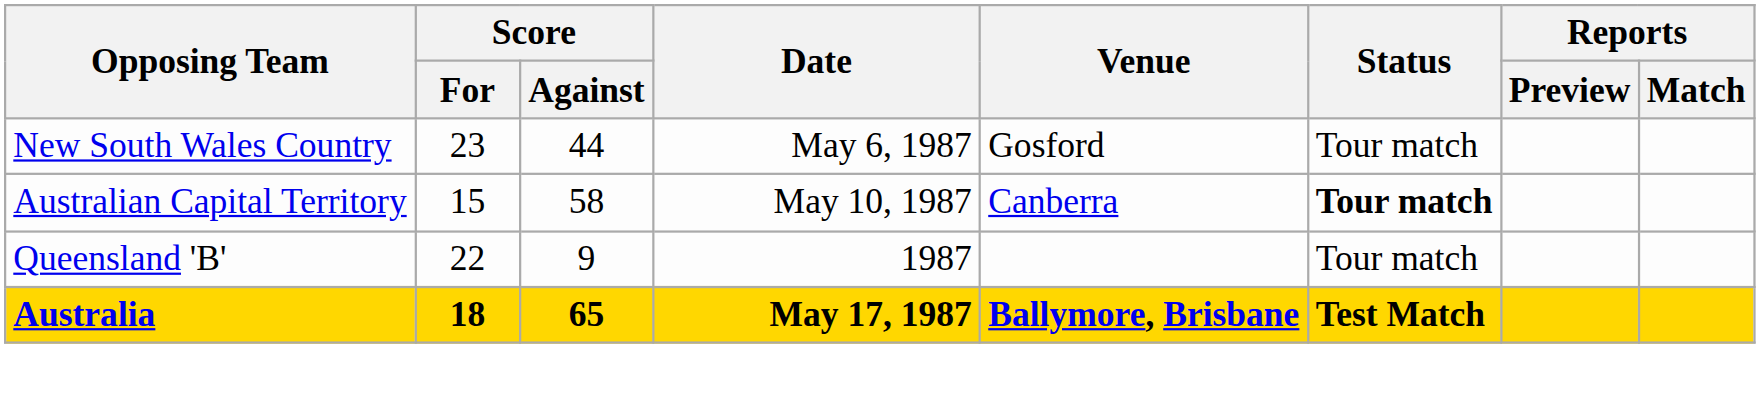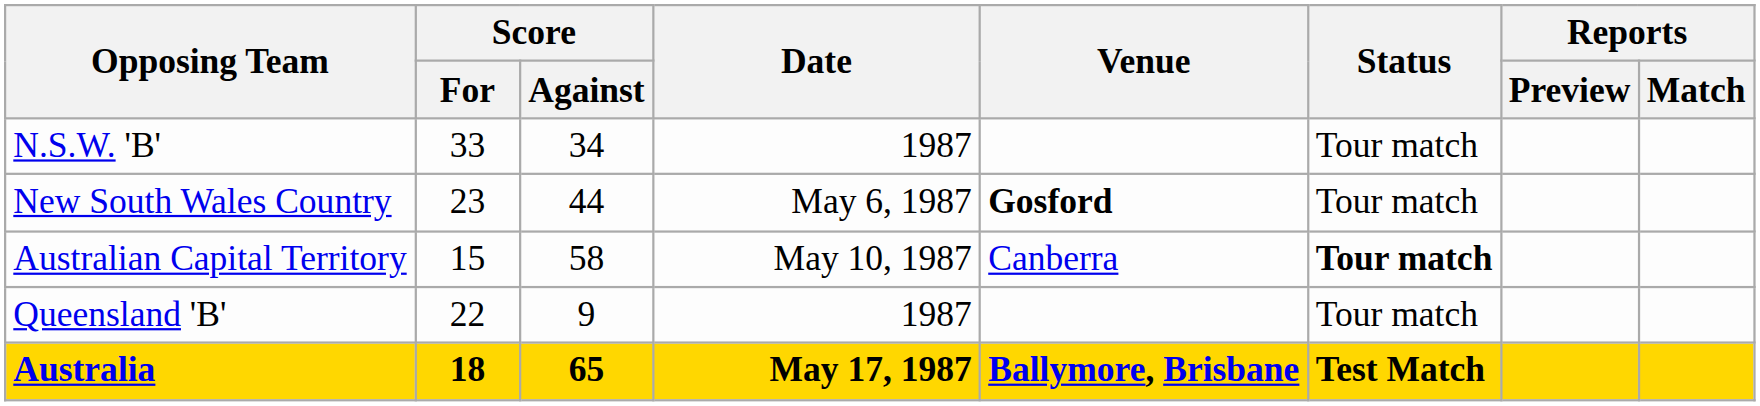+ row: (87, 145)
(1046, 145) normal -> (1050, 201) bold
